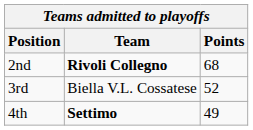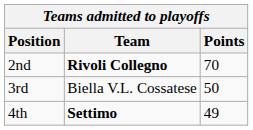(211, 64) 68 -> (211, 64) 70
(211, 88) 52 -> (211, 88) 50
